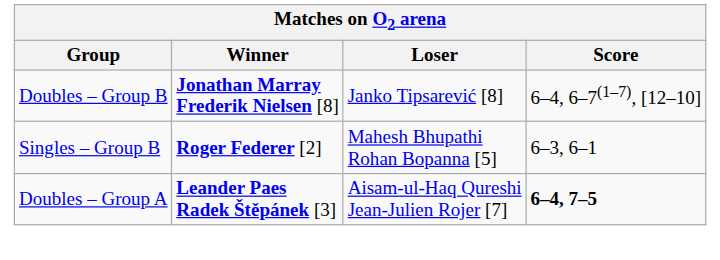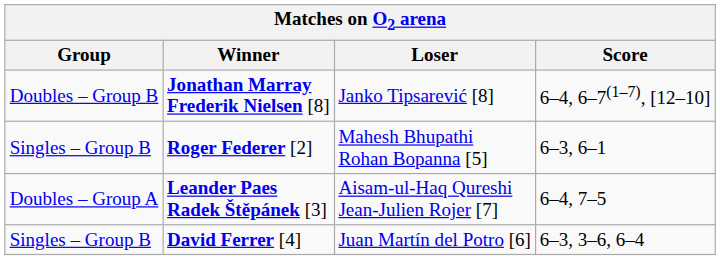(564, 198) bold -> (573, 198) normal
+ row: (234, 239)
